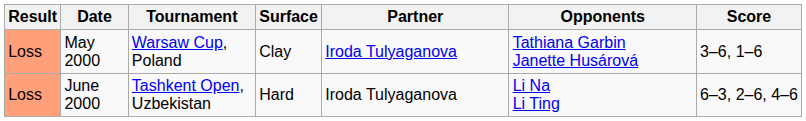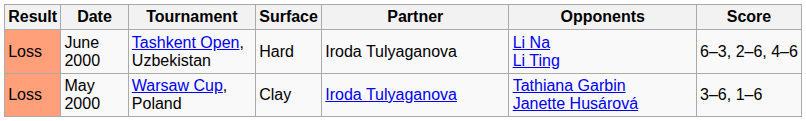rows swapped: (82, 51) <-> (82, 94)
